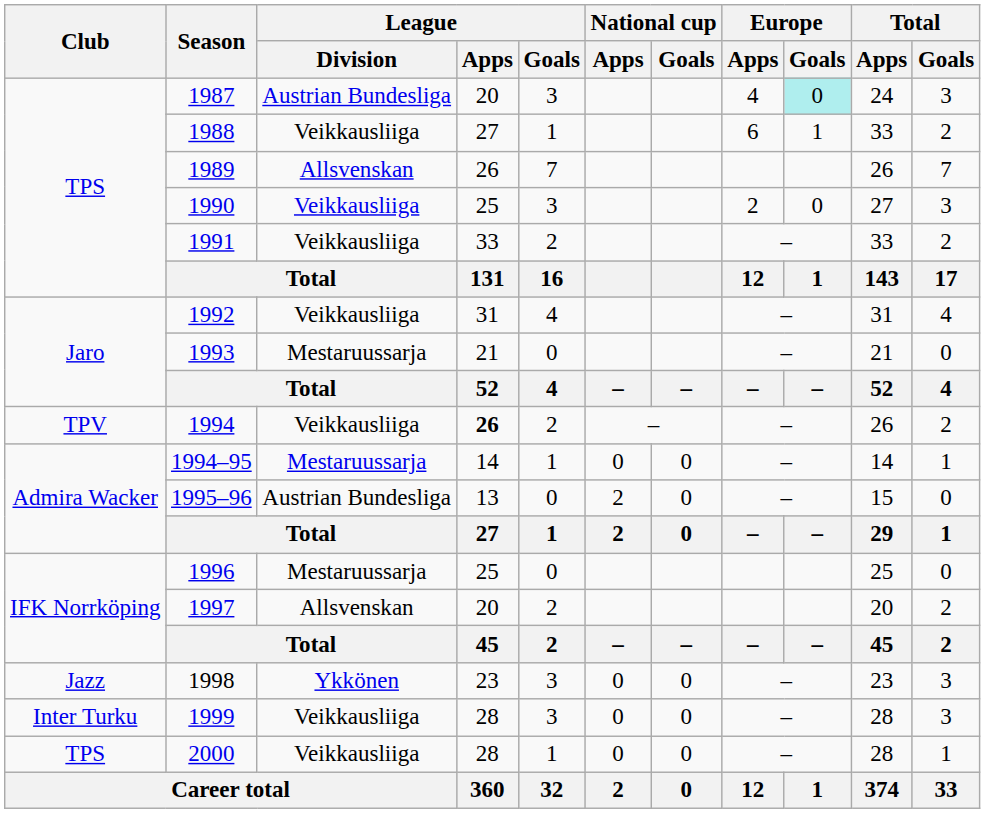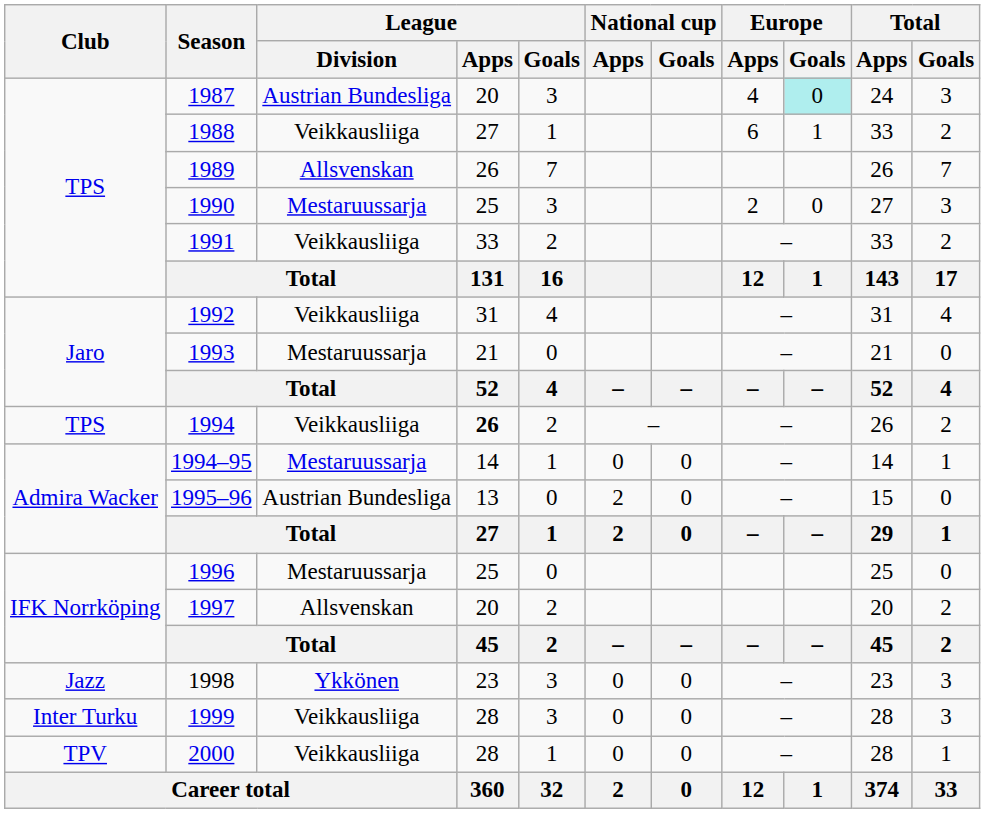(357, 205) Veikkausliiga -> (357, 205) Mestaruussarja
(85, 424) TPV -> (85, 424) TPS
(85, 753) TPS -> (85, 753) TPV
